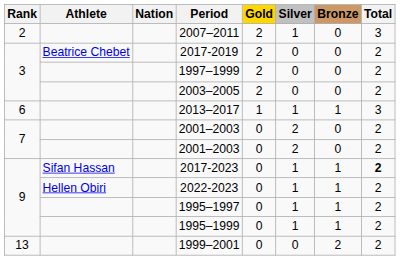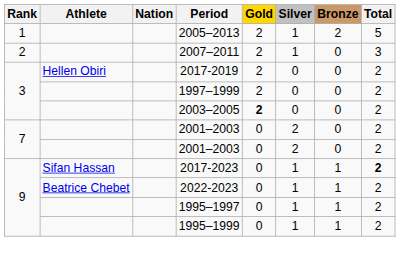+ row: (22, 33)
(86, 52) Beatrice Chebet -> (74, 71) Hellen Obiri
(259, 91) normal -> (259, 110) bold
- row: (22, 110)
(74, 187) Hellen Obiri -> (86, 187) Beatrice Chebet
- row: (22, 245)
